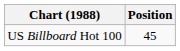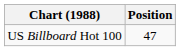(150, 35) 45 -> (150, 35) 47
